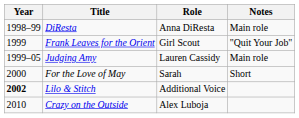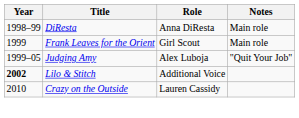(261, 43) "Quit Your Job" -> (249, 43) Main role
(190, 58) Lauren Cassidy -> (184, 58) Alex Luboja
(249, 58) Main role -> (261, 58) "Quit Your Job"
- row: (85, 74)
(184, 105) Alex Luboja -> (190, 89) Lauren Cassidy
